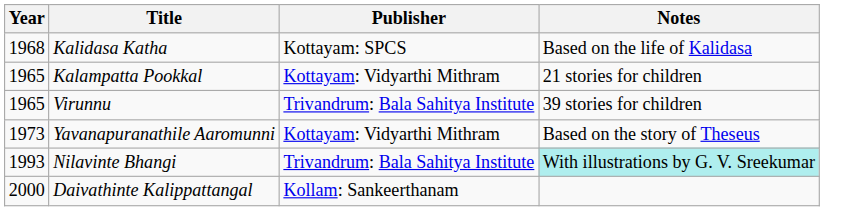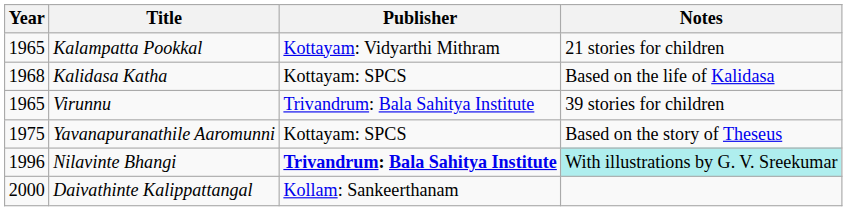rows swapped: (128, 76) <-> (110, 47)
(27, 133) 1973 -> (27, 133) 1975
(392, 133) Kottayam: Vidyarthi Mithram -> (345, 133) Kottayam: SPCS
(27, 162) 1993 -> (27, 162) 1996
(409, 162) normal -> (420, 162) bold
